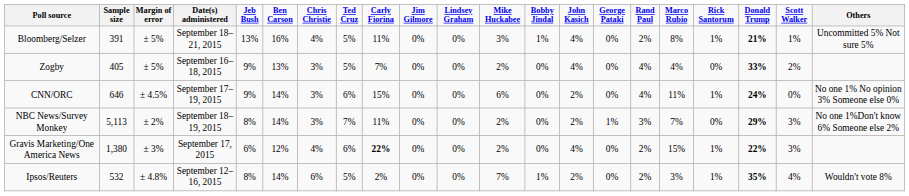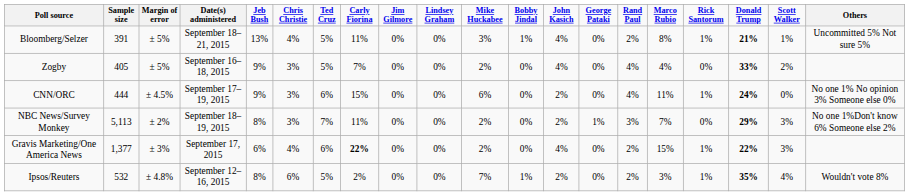- column: (280, 15)
(117, 94) 646 -> (121, 94) 444
(117, 149) 1,380 -> (121, 149) 1,377
